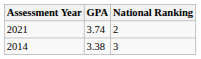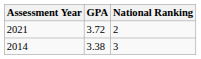(96, 29) 3.74 -> (96, 29) 3.72
